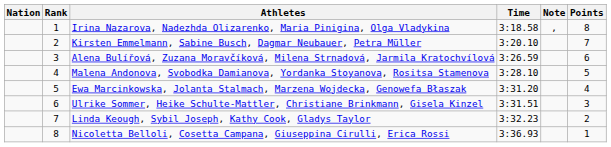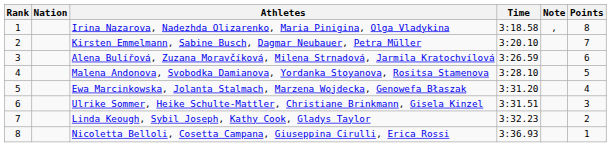columns swapped: (56, 12) <-> (23, 12)
